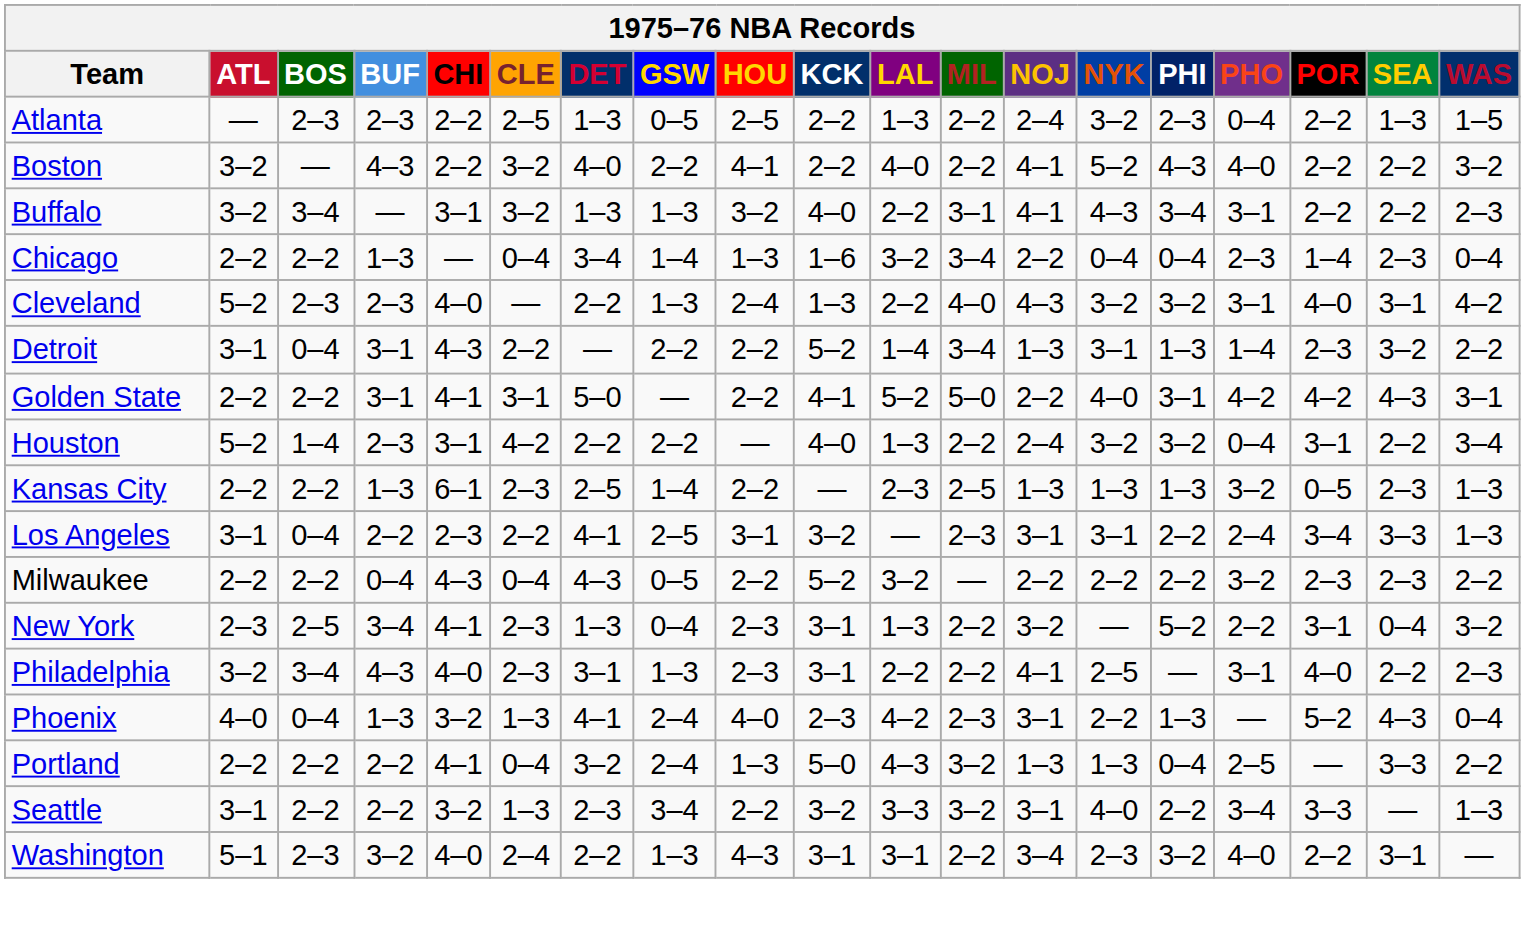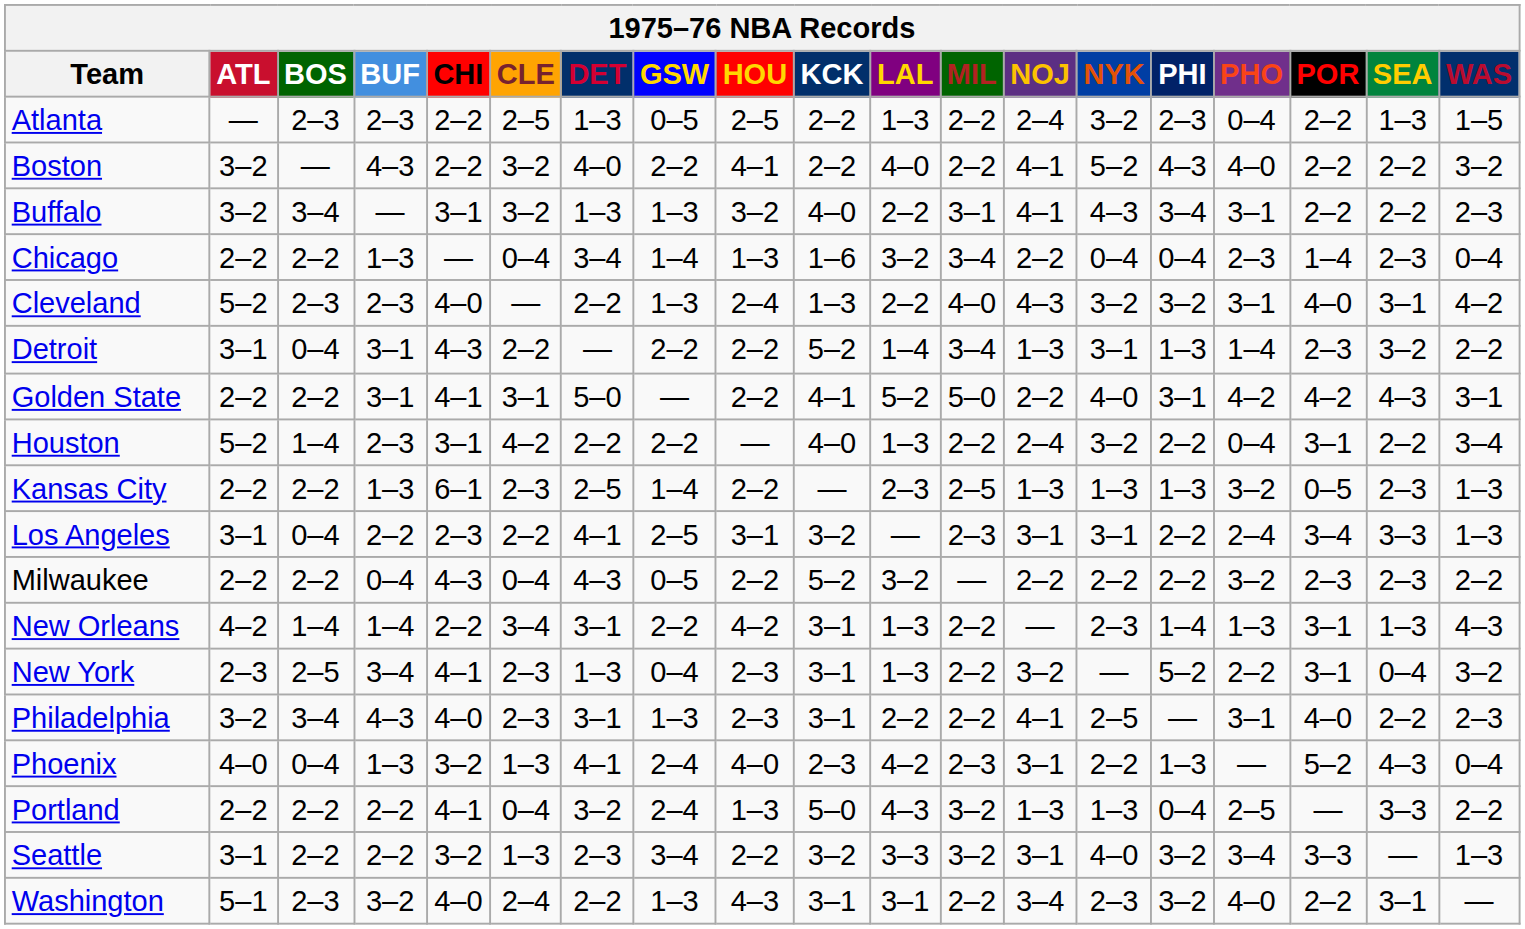(1182, 442) 3–2 -> (1182, 442) 2–2
+ row: (96, 626)
(1182, 809) 2–2 -> (1182, 855) 3–2
